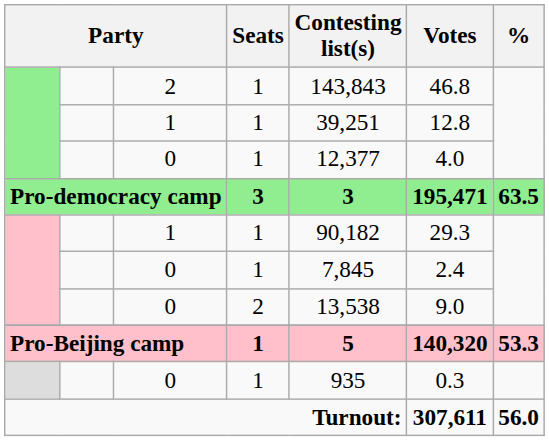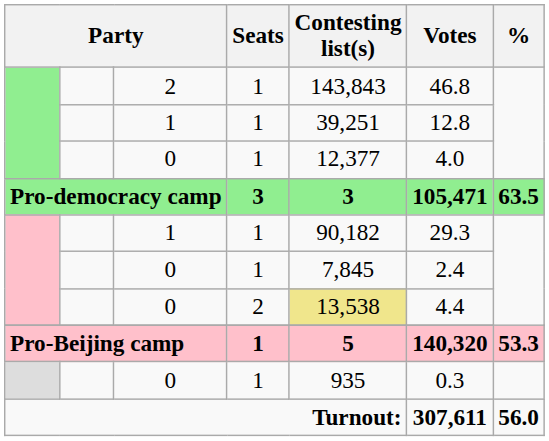(450, 196) 195,471 -> (450, 196) 105,471
(348, 306) no background -> (348, 306) khaki background
(450, 306) 9.0 -> (450, 306) 4.4
